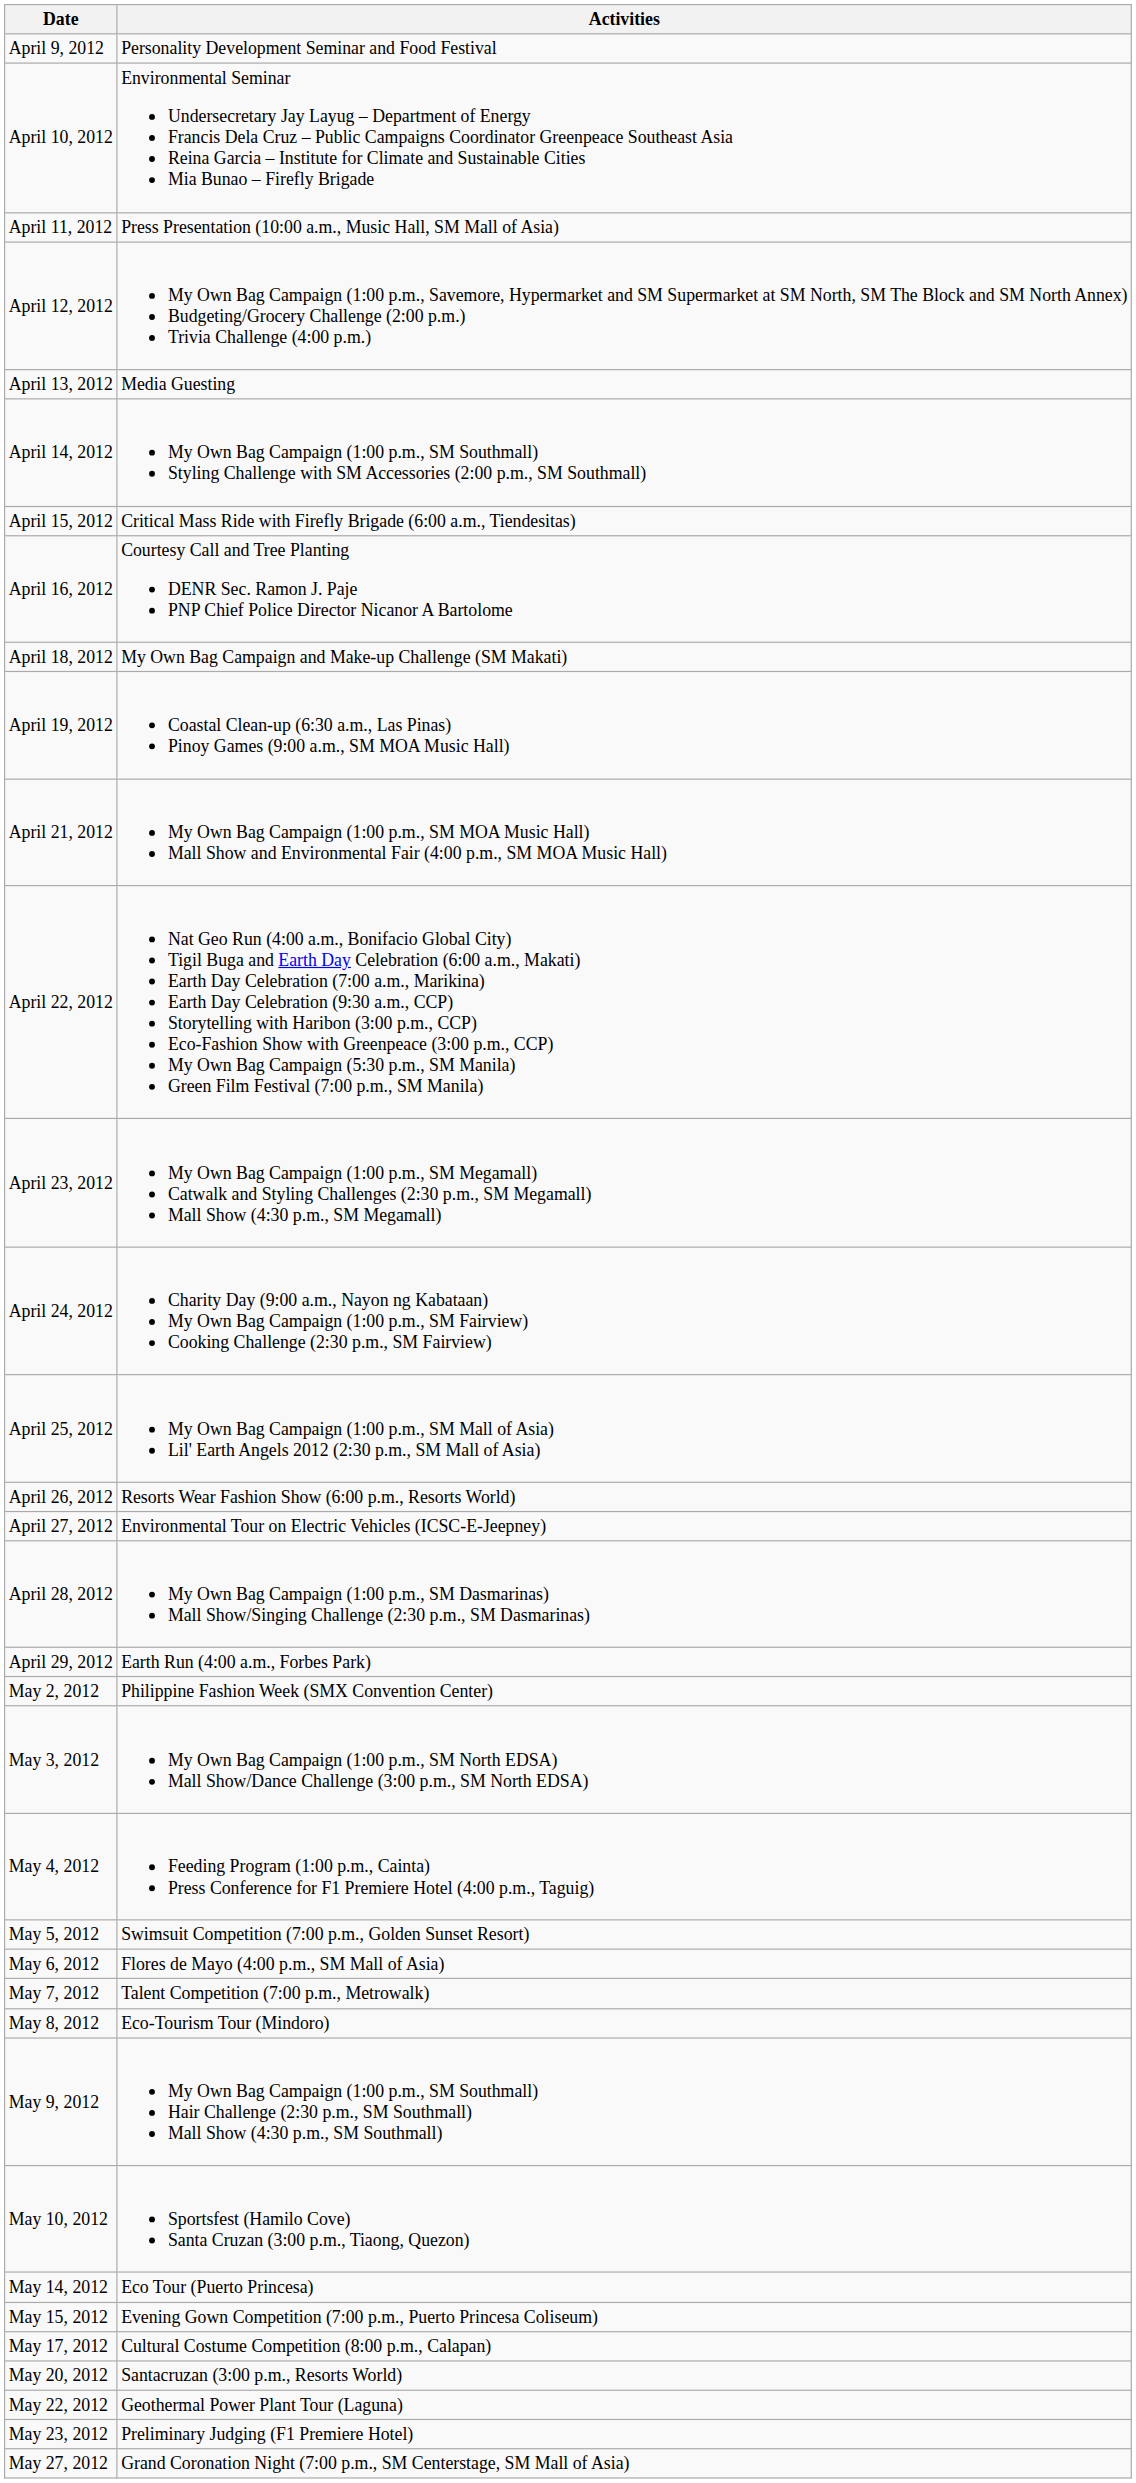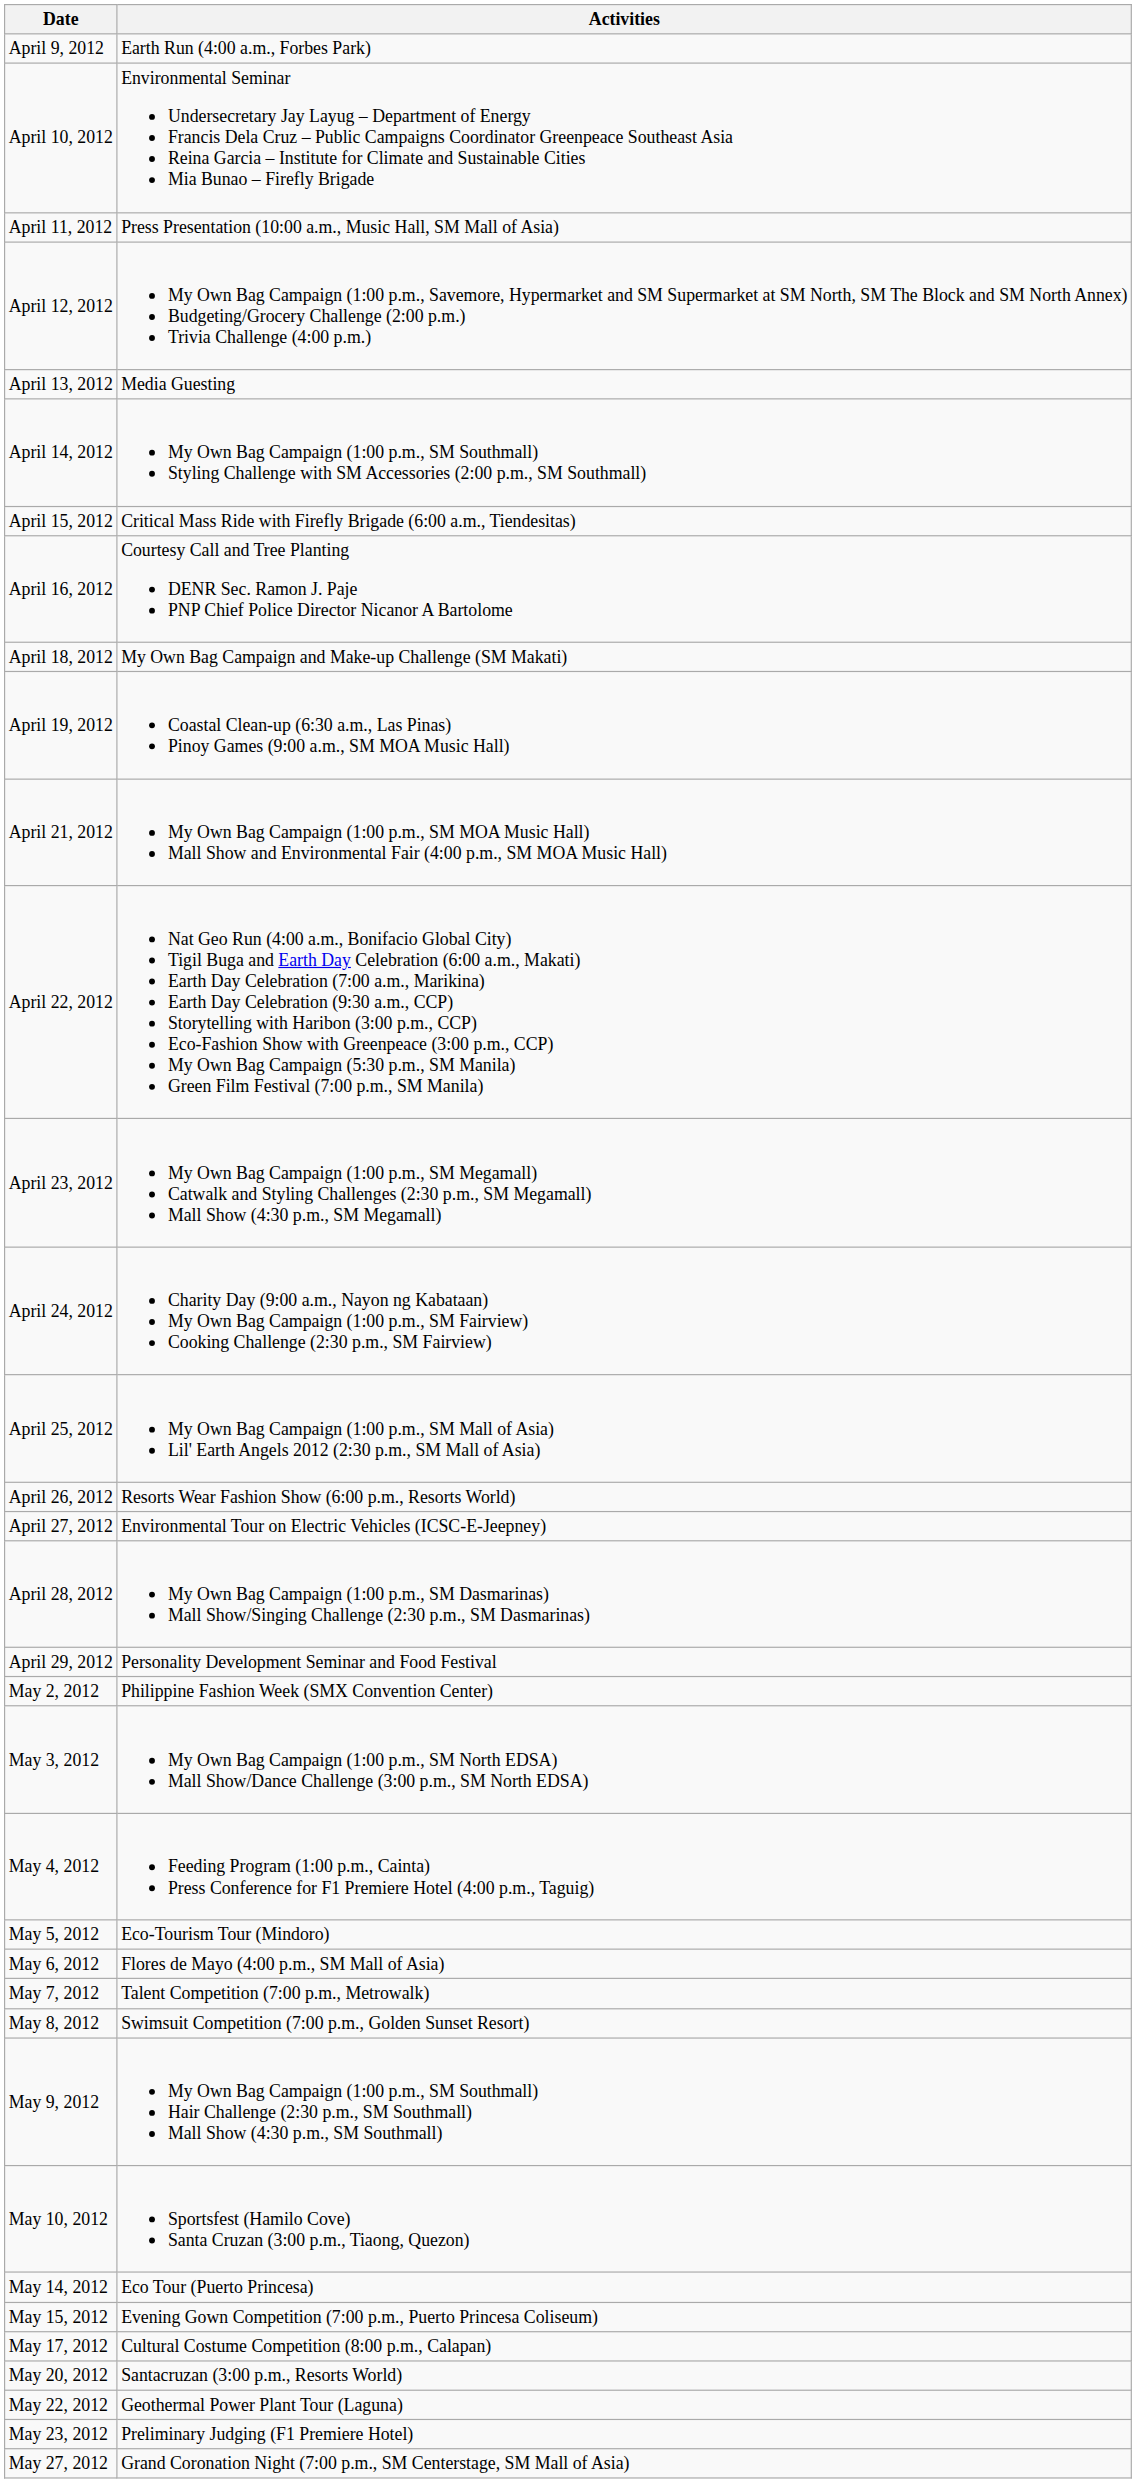(309, 48) Personality Development Seminar and Food Festival -> (246, 48) Earth Run (4:00 a.m., Forbes Park)
(246, 1662) Earth Run (4:00 a.m., Forbes Park) -> (309, 1662) Personality Development Seminar and Food Festival
(325, 1935) Swimsuit Competition (7:00 p.m., Golden Sunset Resort) -> (225, 1935) Eco-Tourism Tour (Mindoro)
(225, 2022) Eco-Tourism Tour (Mindoro) -> (325, 2022) Swimsuit Competition (7:00 p.m., Golden Sunset Resort)
